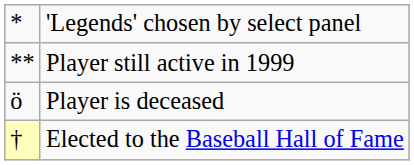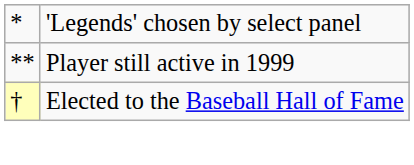- row: (135, 100)
